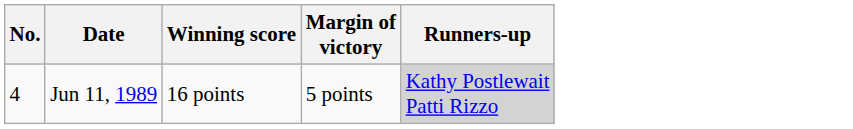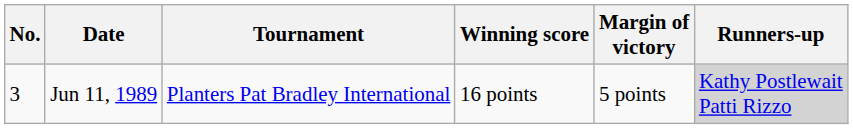+ column: (309, 34)
(15, 93) 4 -> (15, 93) 3
